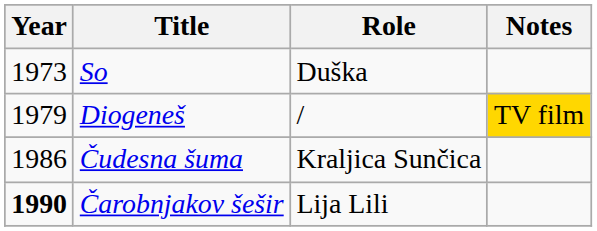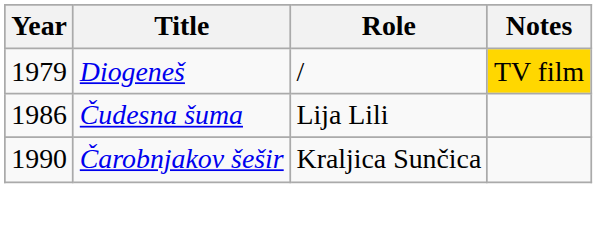- row: (94, 70)
(389, 159) Kraljica Sunčica -> (343, 114) Lija Lili
(39, 203) bold -> (39, 159) normal
(343, 203) Lija Lili -> (389, 159) Kraljica Sunčica
